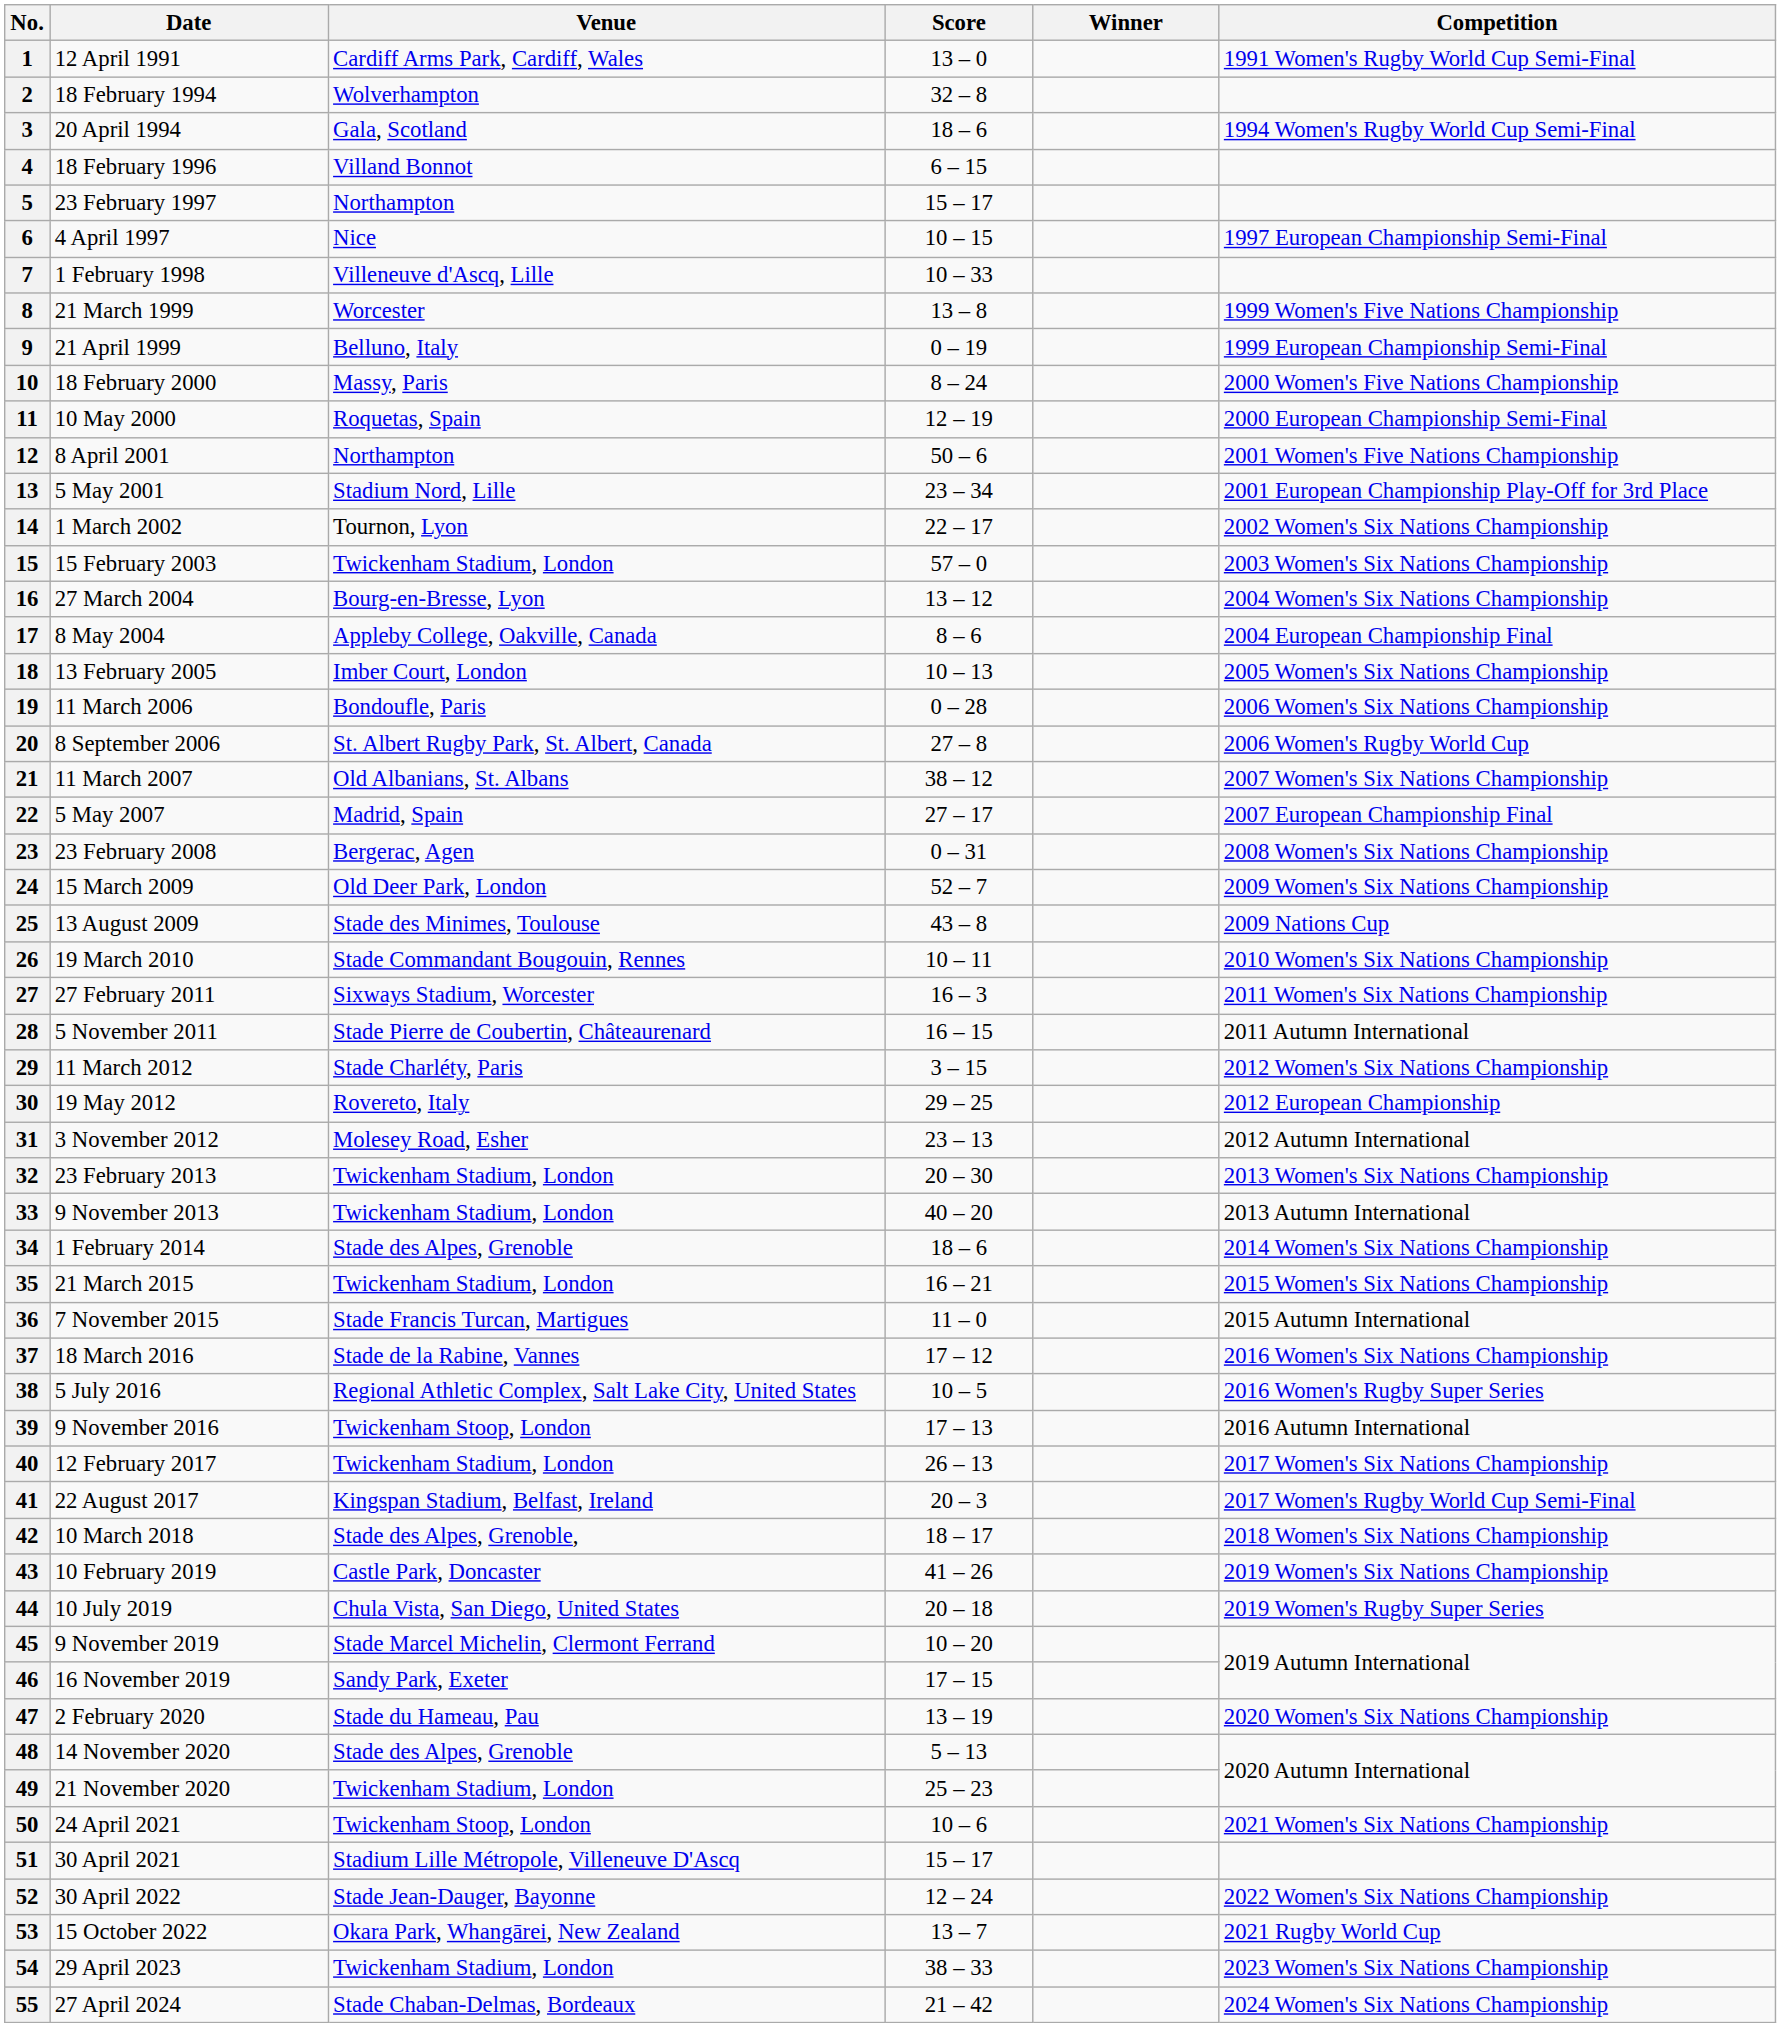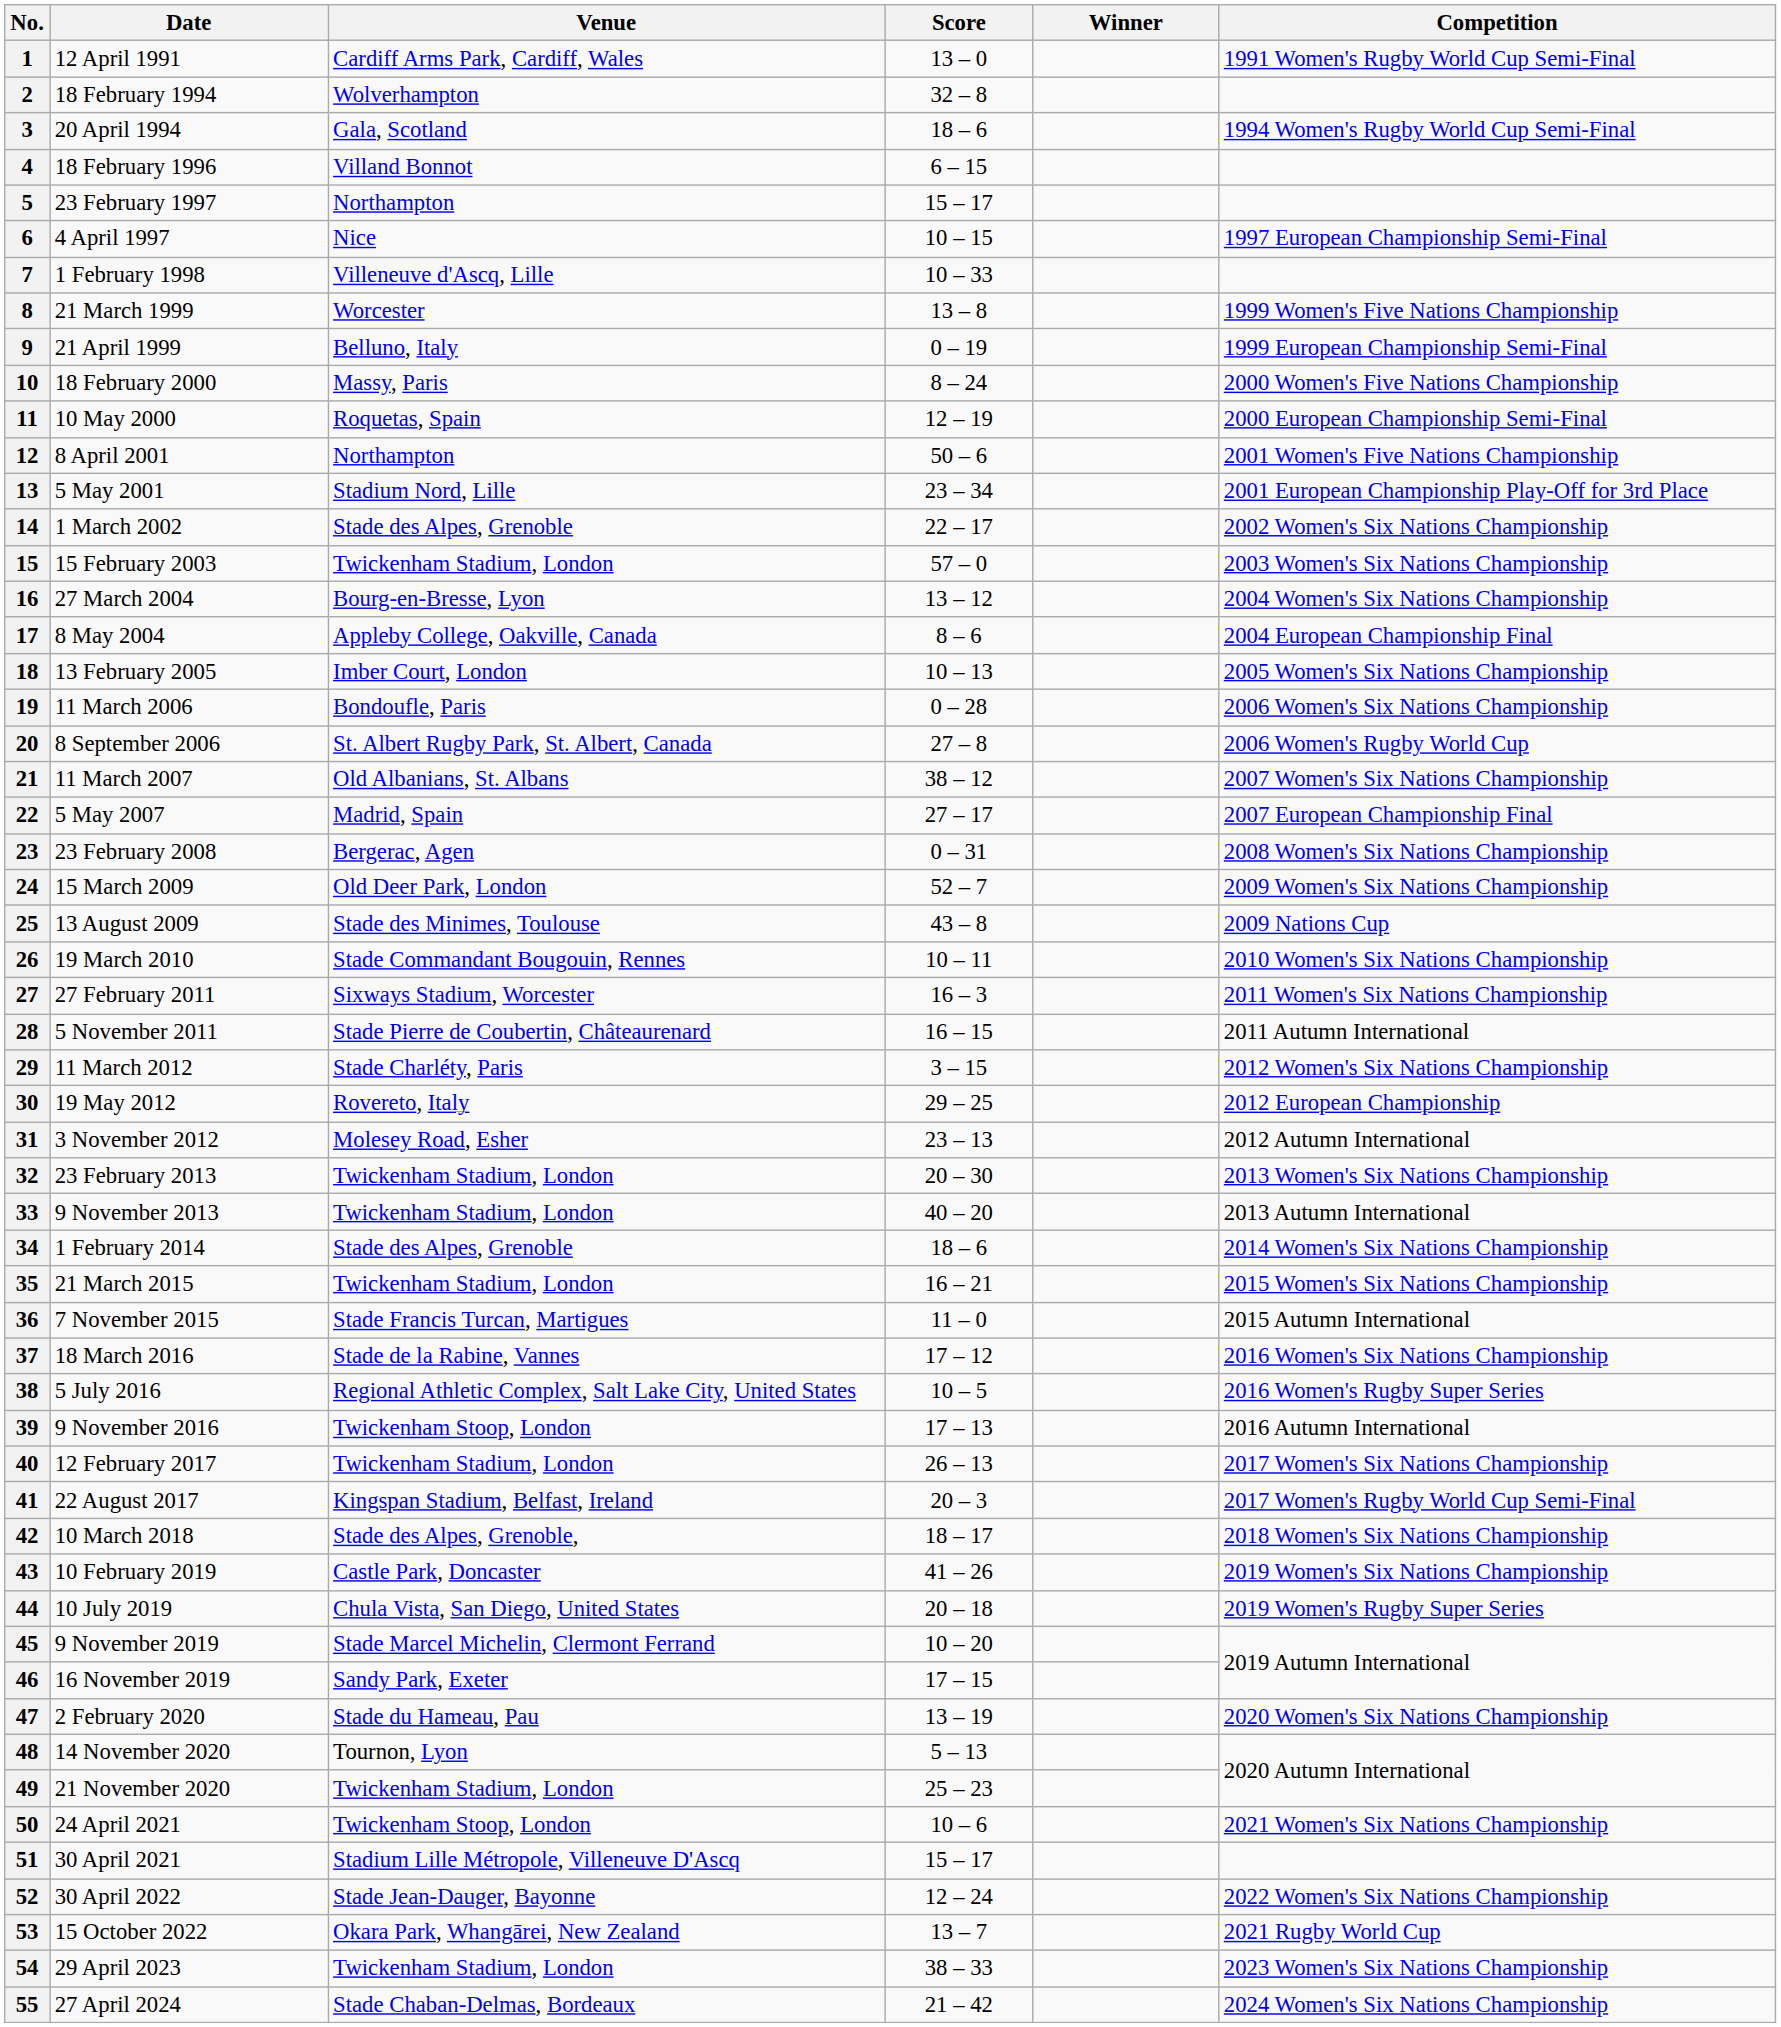(400, 526) Tournon, Lyon -> (453, 526) Stade des Alpes, Grenoble
(453, 1752) Stade des Alpes, Grenoble -> (400, 1752) Tournon, Lyon
